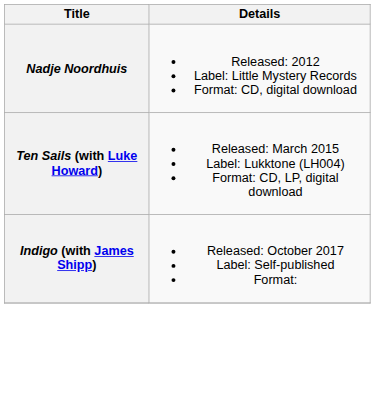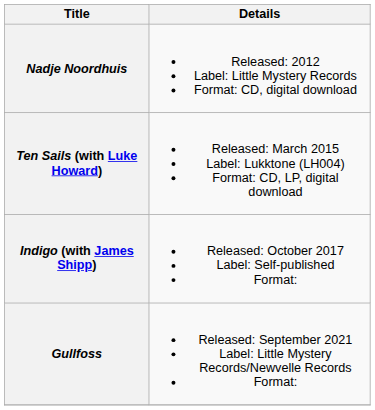+ row: (77, 353)
